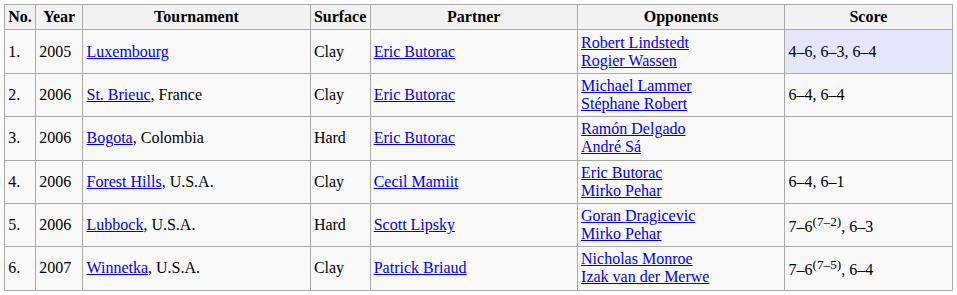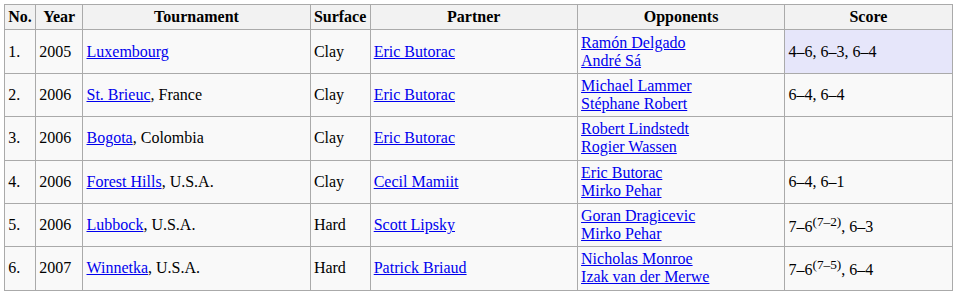(635, 51) Robert Lindstedt Rogier Wassen -> (633, 51) Ramón Delgado André Sá
(330, 138) Hard -> (329, 138) Clay
(633, 138) Ramón Delgado André Sá -> (635, 138) Robert Lindstedt Rogier Wassen
(329, 268) Clay -> (330, 268) Hard
